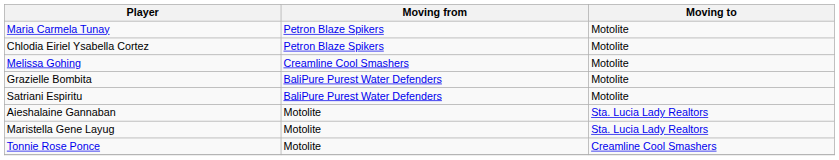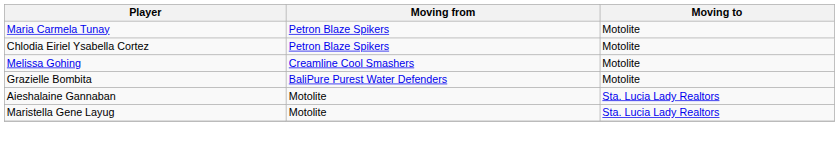- row: (44, 96)
- row: (53, 146)
